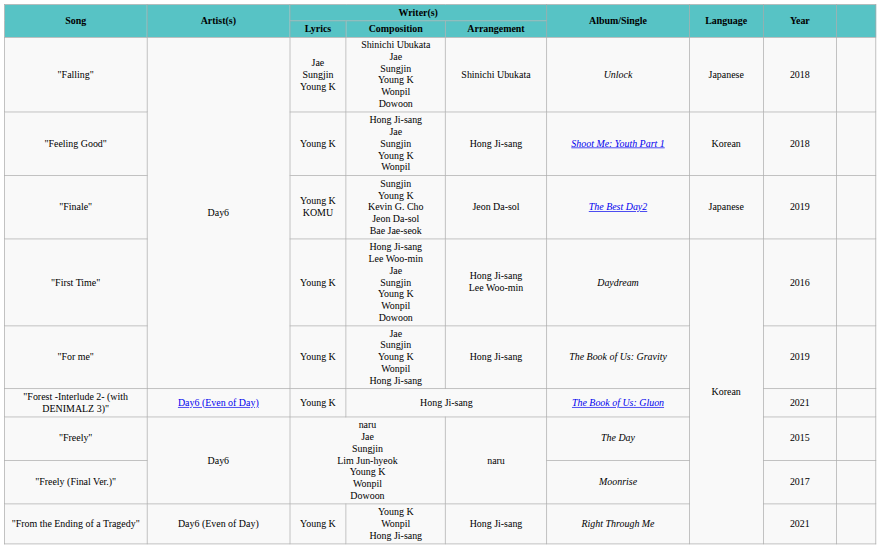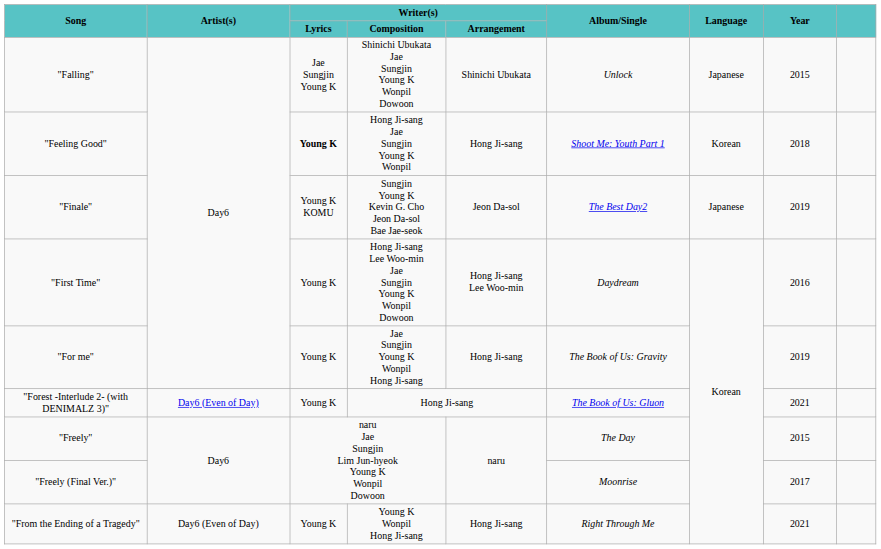(800, 74) 2018 -> (800, 74) 2015
(318, 143) normal -> (318, 143) bold
